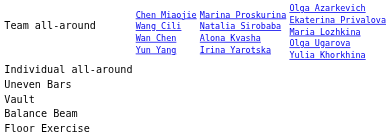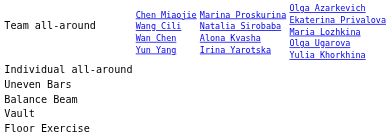rows swapped: (41, 114) <-> (20, 99)
